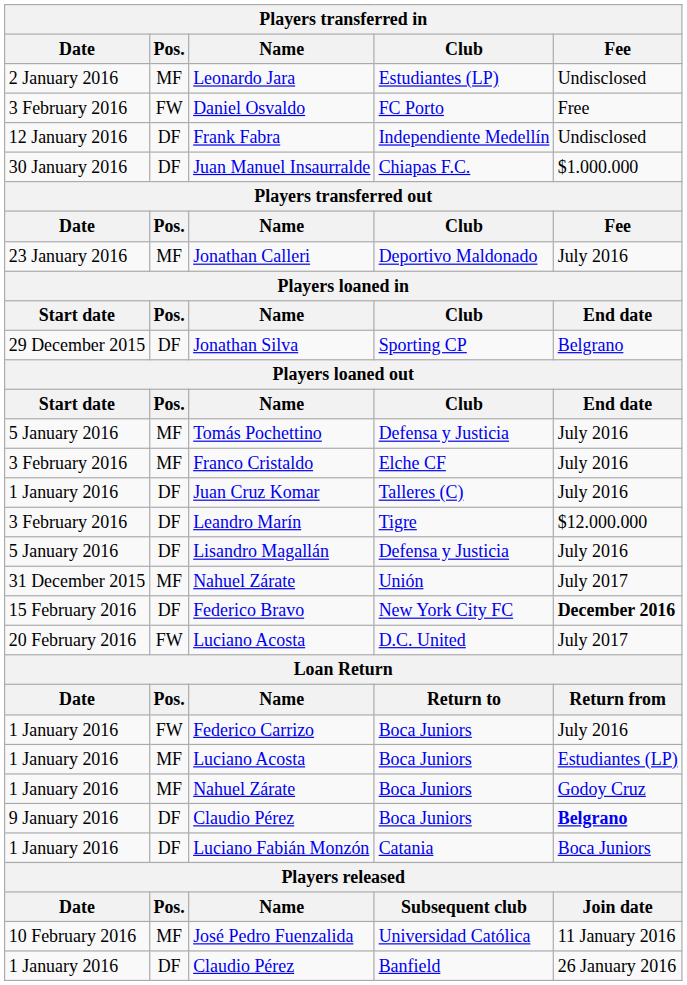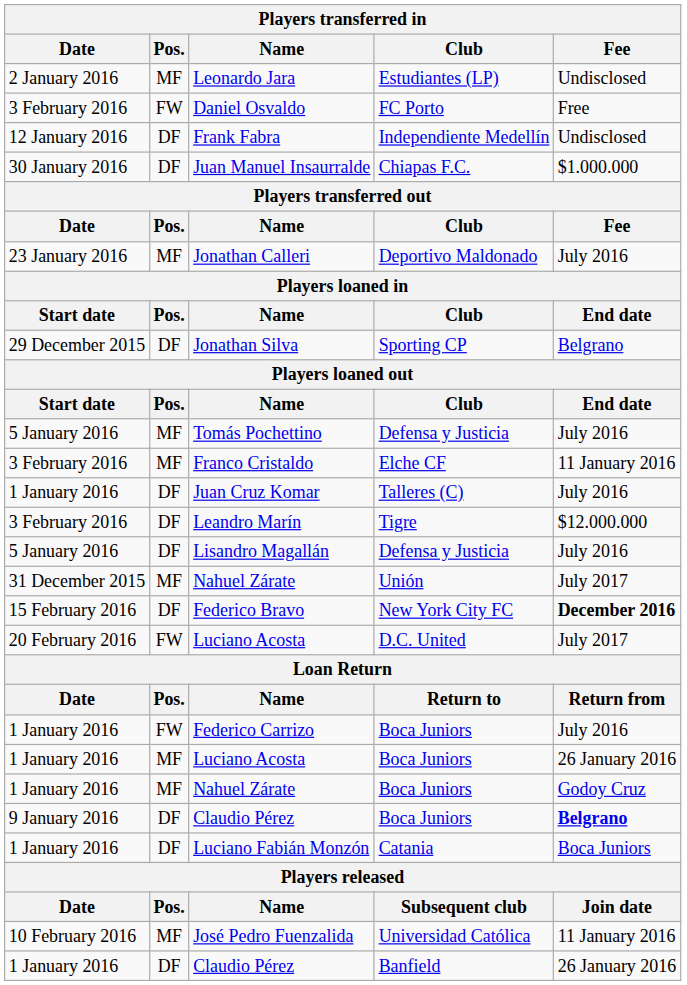(593, 463) July 2016 -> (617, 463) 11 January 2016
(618, 758) Estudiantes (LP) -> (617, 758) 26 January 2016
